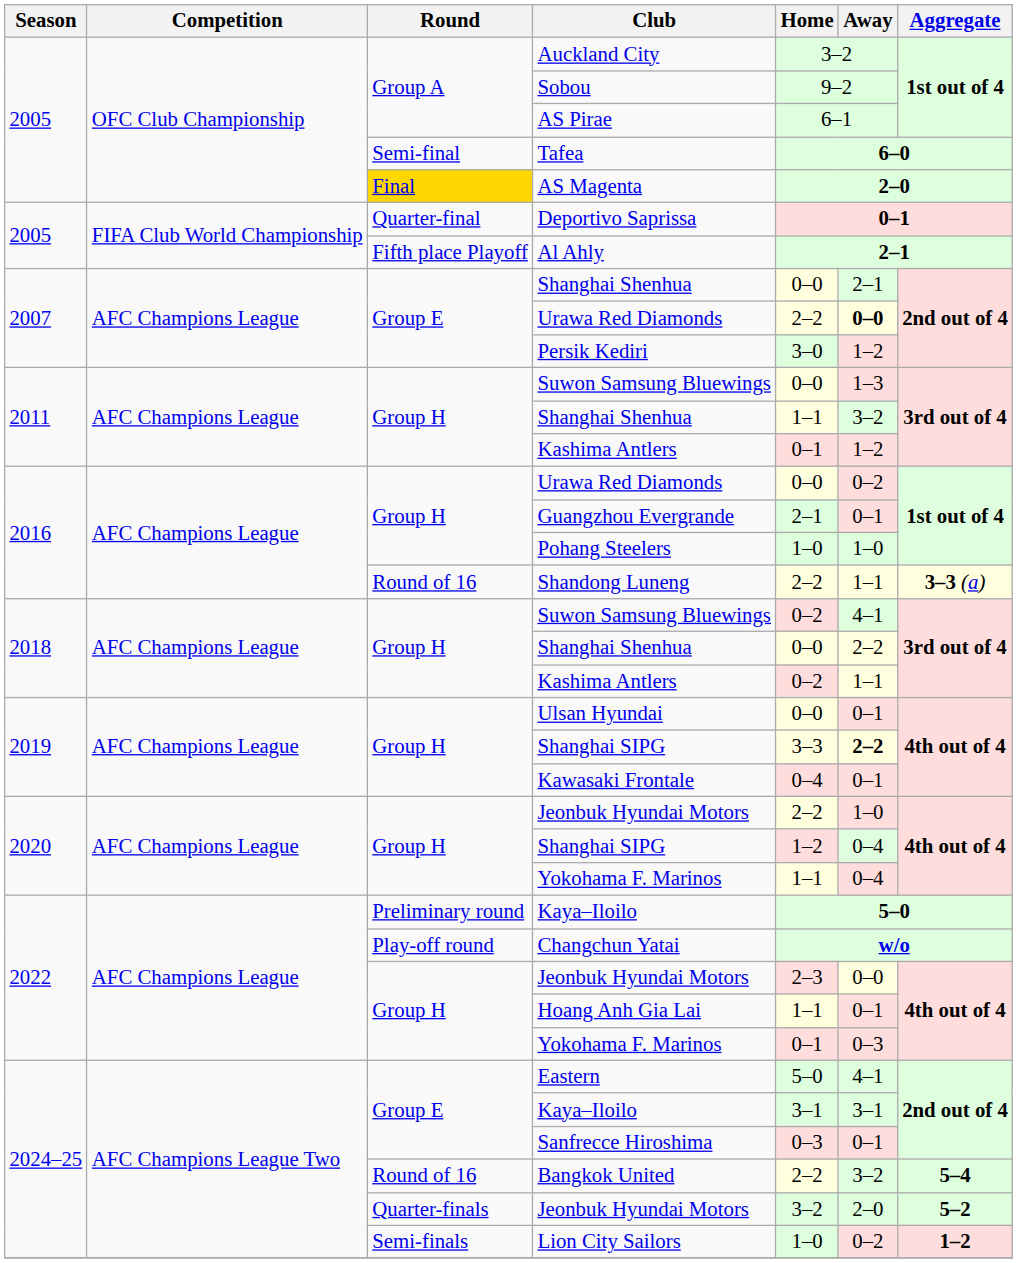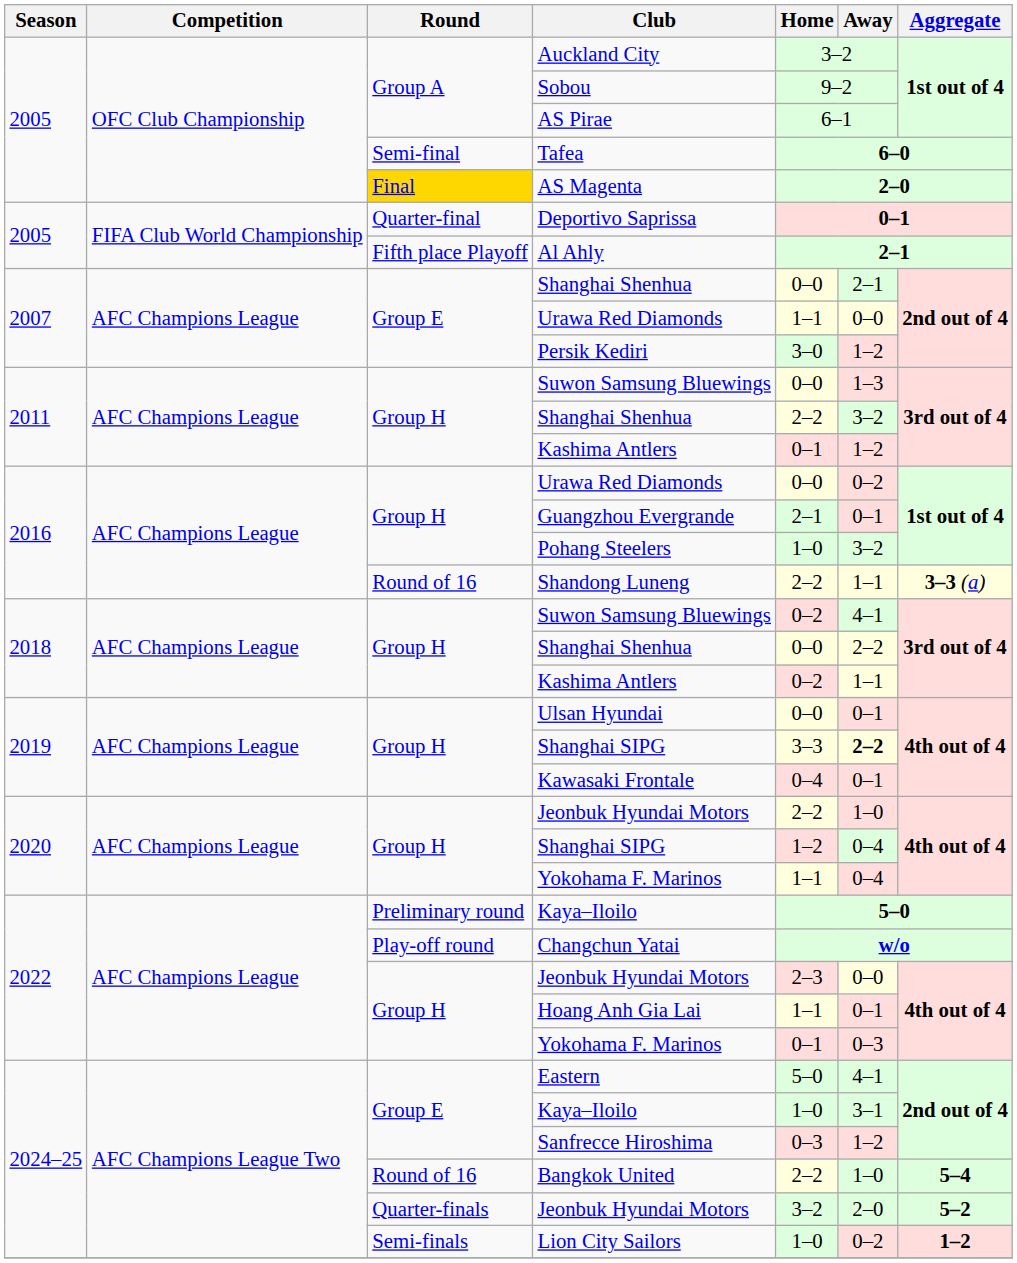(807, 317) 2–2 -> (807, 317) 1–1
(868, 317) bold -> (868, 317) normal
(807, 416) 1–1 -> (807, 416) 2–2
(868, 548) 1–0 -> (868, 548) 3–2
(807, 1109) 3–1 -> (807, 1109) 1–0
(868, 1142) 0–1 -> (868, 1142) 1–2
(868, 1175) 3–2 -> (868, 1175) 1–0
